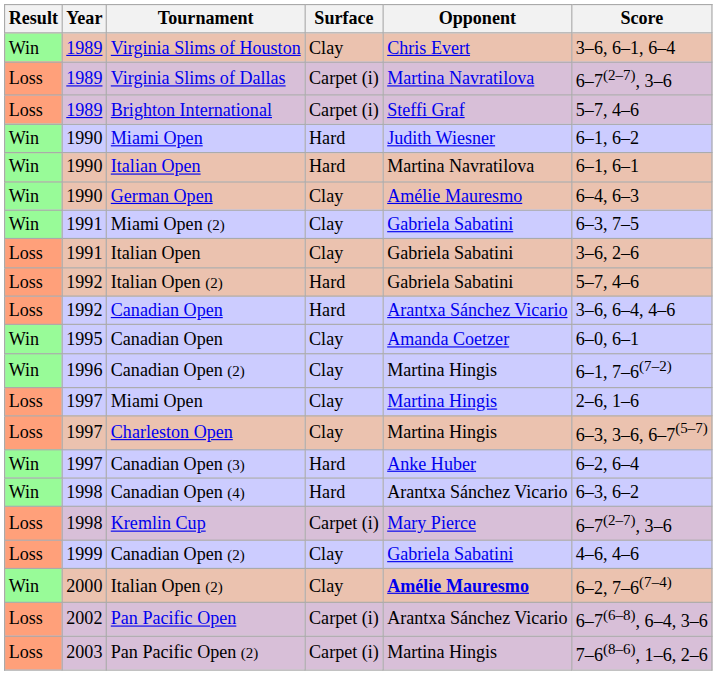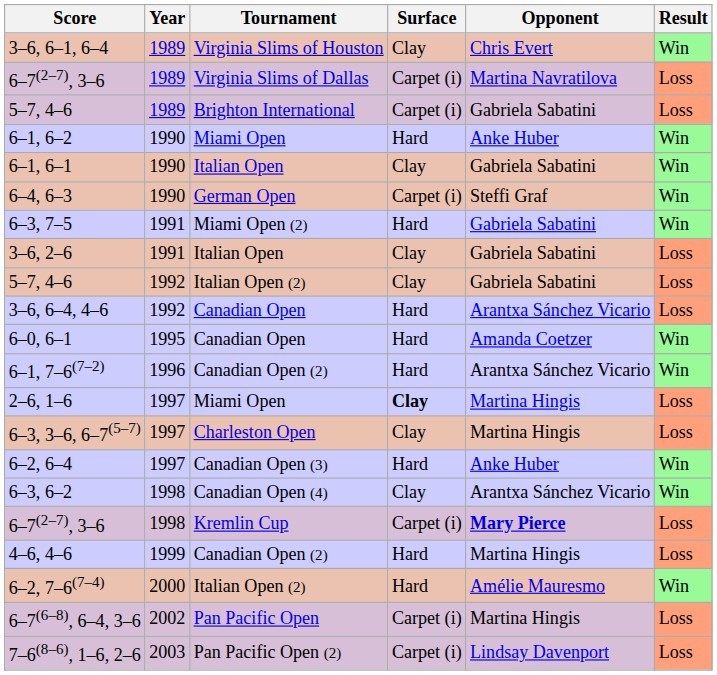columns swapped: (33, 18) <-> (642, 18)
(426, 109) Steffi Graf -> (533, 109) Gabriela Sabatini
(441, 138) Judith Wiesner -> (514, 138) Anke Huber
(327, 167) Hard -> (409, 167) Clay
(461, 167) Martina Navratilova -> (533, 167) Gabriela Sabatini
(326, 195) Clay -> (427, 195) Carpet (i)
(455, 195) Amélie Mauresmo -> (509, 195) Steffi Graf
(326, 224) Clay -> (410, 224) Hard
(327, 281) Hard -> (409, 281) Clay
(326, 339) Clay -> (410, 339) Hard
(326, 370) Clay -> (410, 370) Hard
(442, 370) Martina Hingis -> (560, 370) Arantxa Sánchez Vicario
(326, 401) normal -> (410, 401) bold
(327, 492) Hard -> (409, 492) Clay
(432, 523) normal -> (518, 523) bold
(326, 554) Clay -> (410, 554) Hard
(450, 554) Gabriela Sabatini -> (525, 554) Martina Hingis
(326, 585) Clay -> (410, 585) Hard
(458, 585) bold -> (538, 585) normal
(477, 619) Arantxa Sánchez Vicario -> (525, 619) Martina Hingis
(442, 652) Martina Hingis -> (540, 652) Lindsay Davenport
